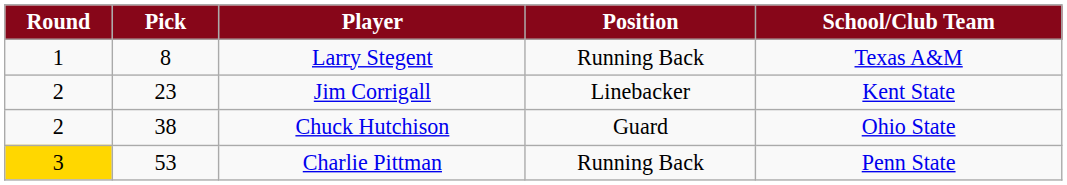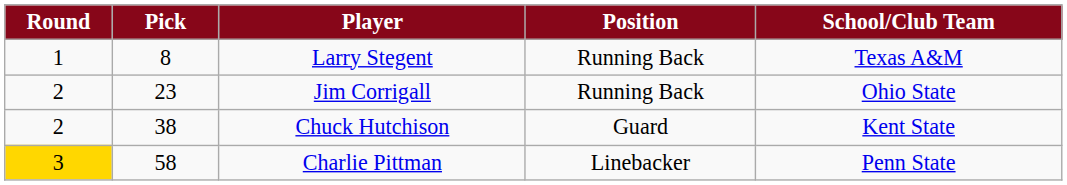(640, 92) Linebacker -> (641, 92) Running Back
(909, 92) Kent State -> (909, 92) Ohio State
(909, 127) Ohio State -> (909, 127) Kent State
(166, 162) 53 -> (166, 162) 58
(641, 162) Running Back -> (640, 162) Linebacker
